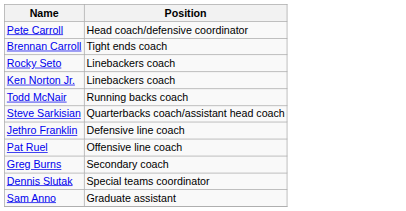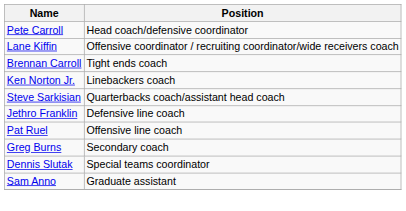+ row: (32, 47)
- row: (34, 64)
- row: (37, 97)
